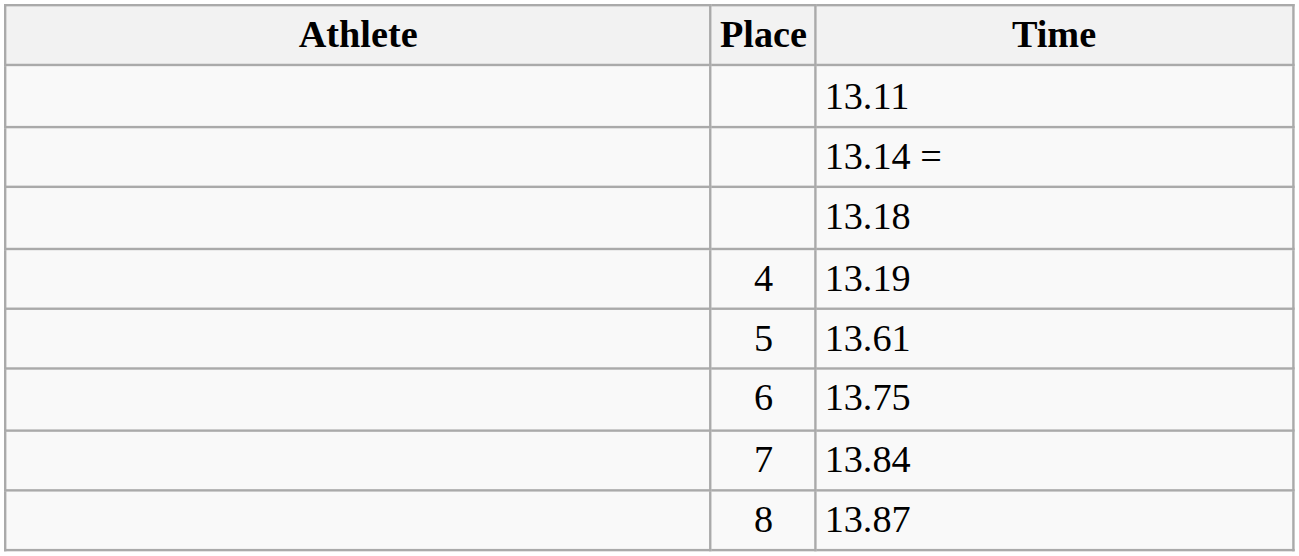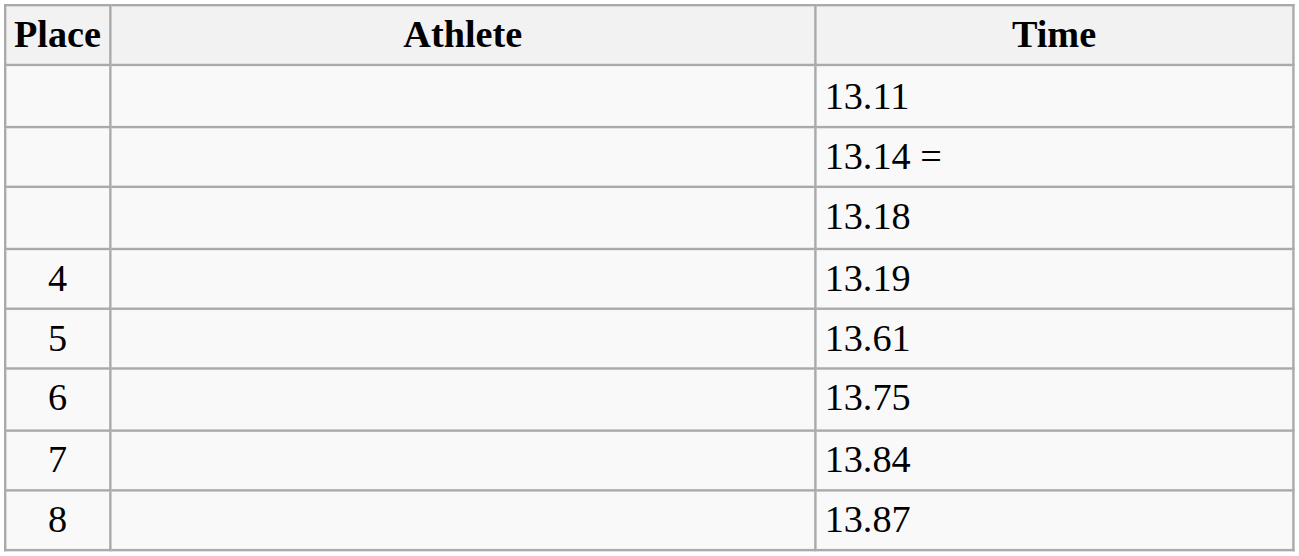columns swapped: (763, 34) <-> (358, 34)
